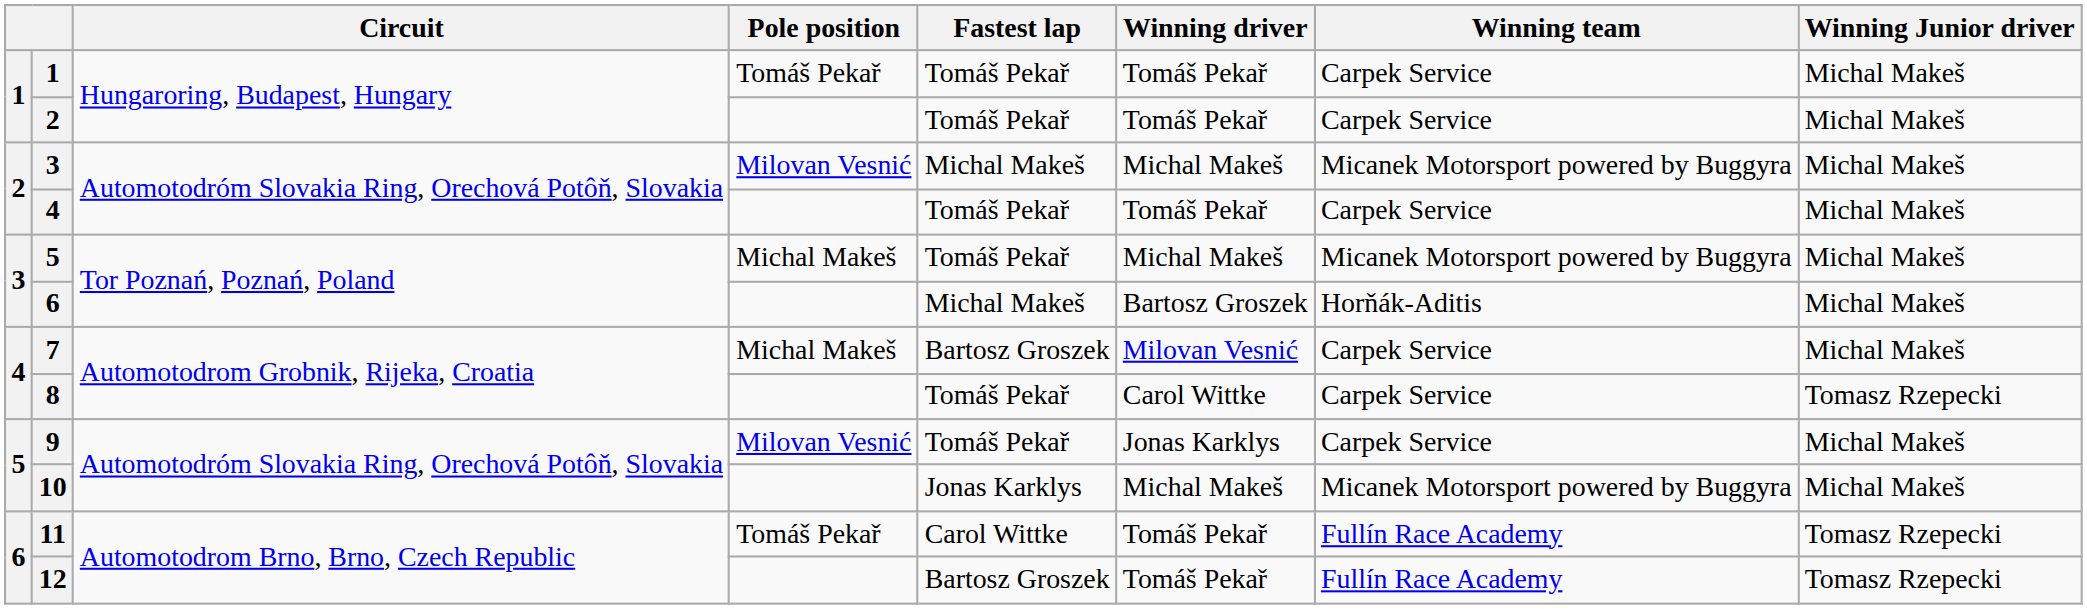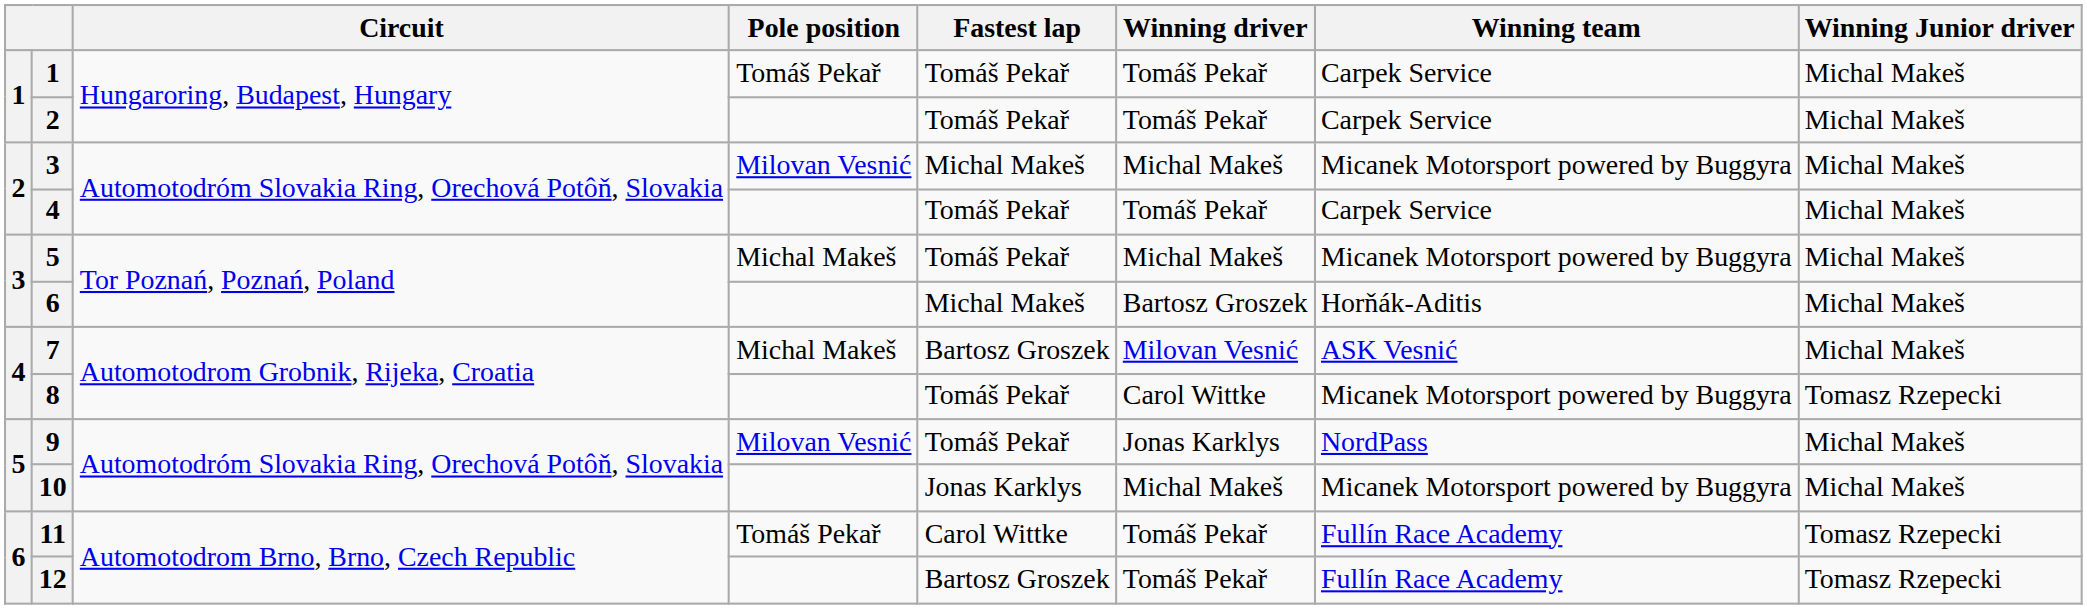(1406, 349) Carpek Service -> (1389, 349) ASK Vesnić
(1406, 395) Carpek Service -> (1556, 395) Micanek Motorsport powered by Buggyra
(1406, 441) Carpek Service -> (1374, 441) NordPass
